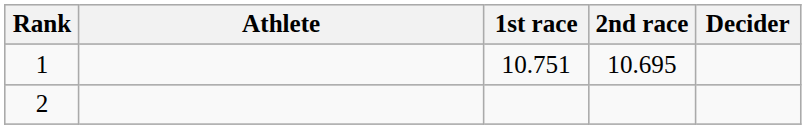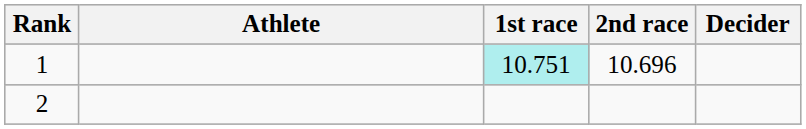(536, 64) no background -> (536, 64) paleturquoise background
(642, 64) 10.695 -> (642, 64) 10.696
